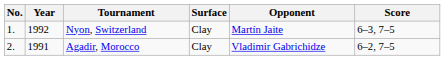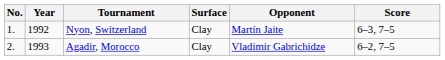(38, 47) 1991 -> (38, 47) 1993
